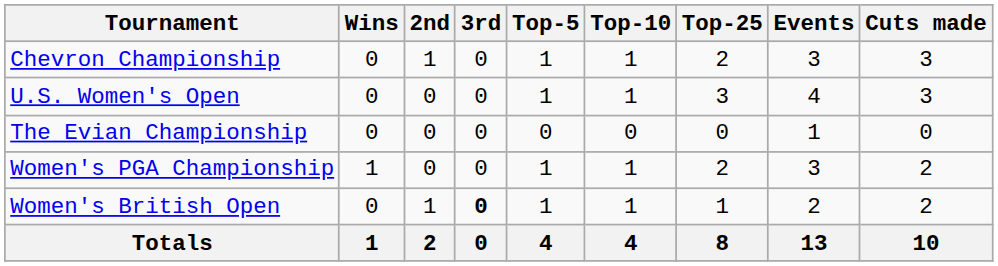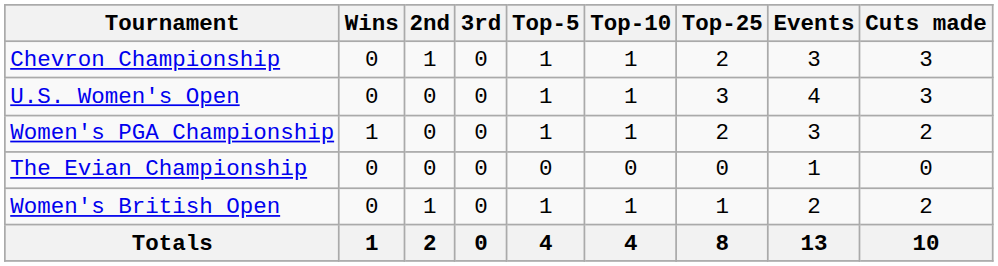rows swapped: (172, 170) <-> (159, 133)
(481, 206) bold -> (481, 206) normal
